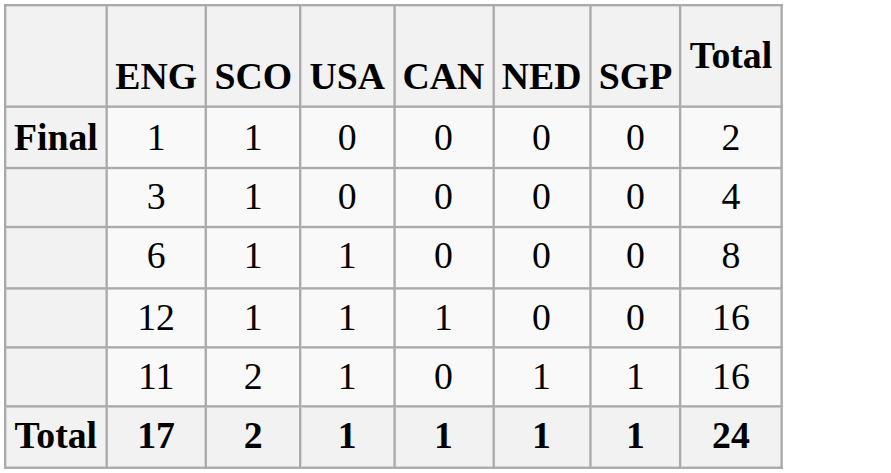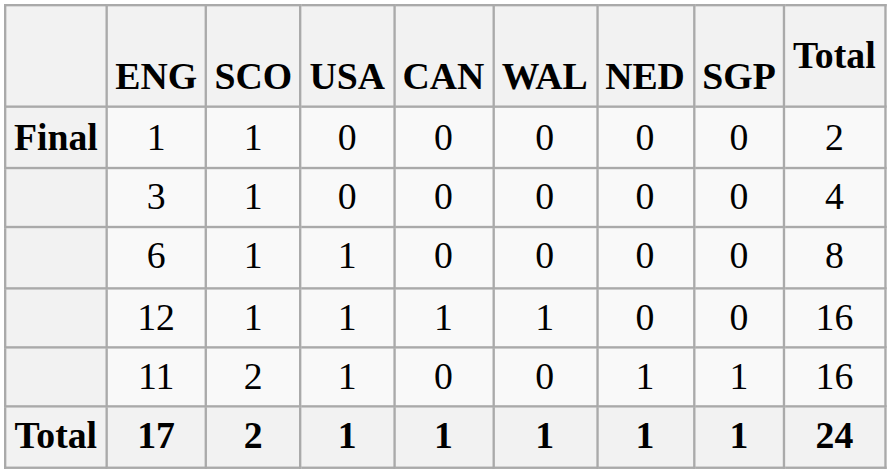+ column: (545, 76)
